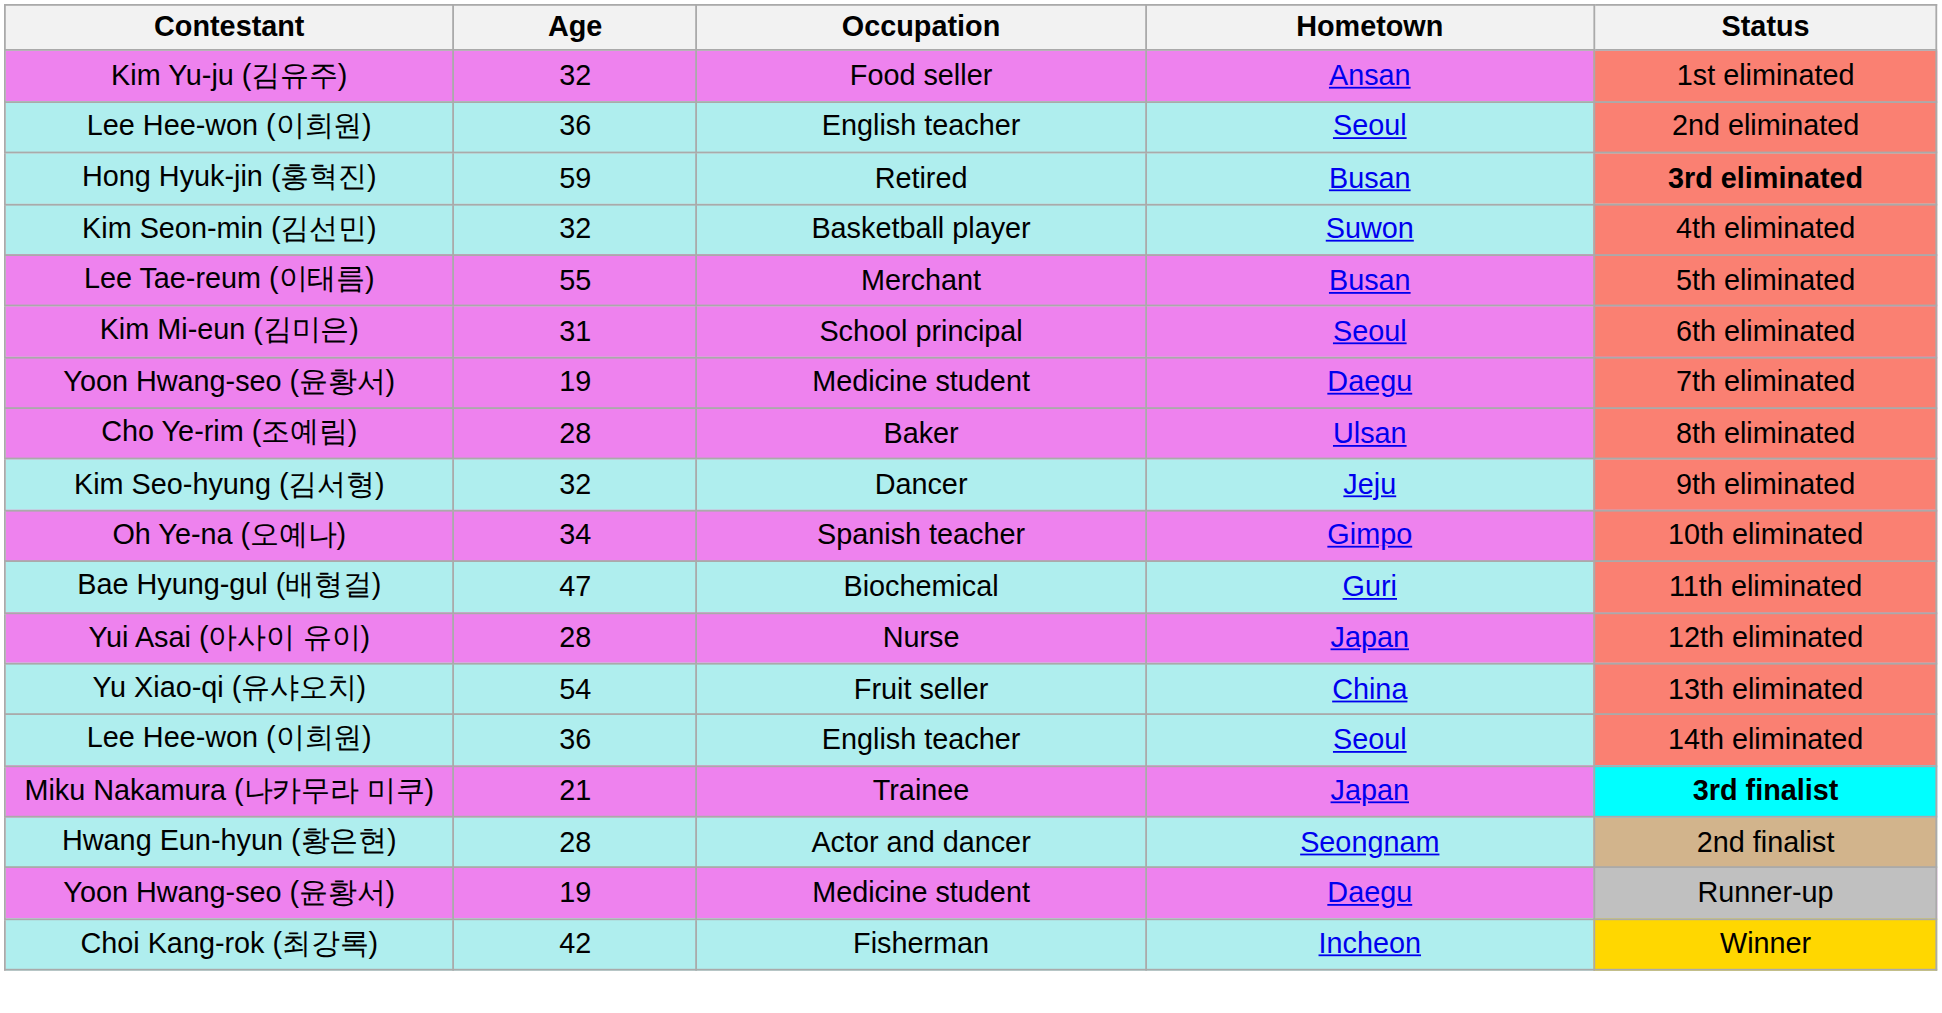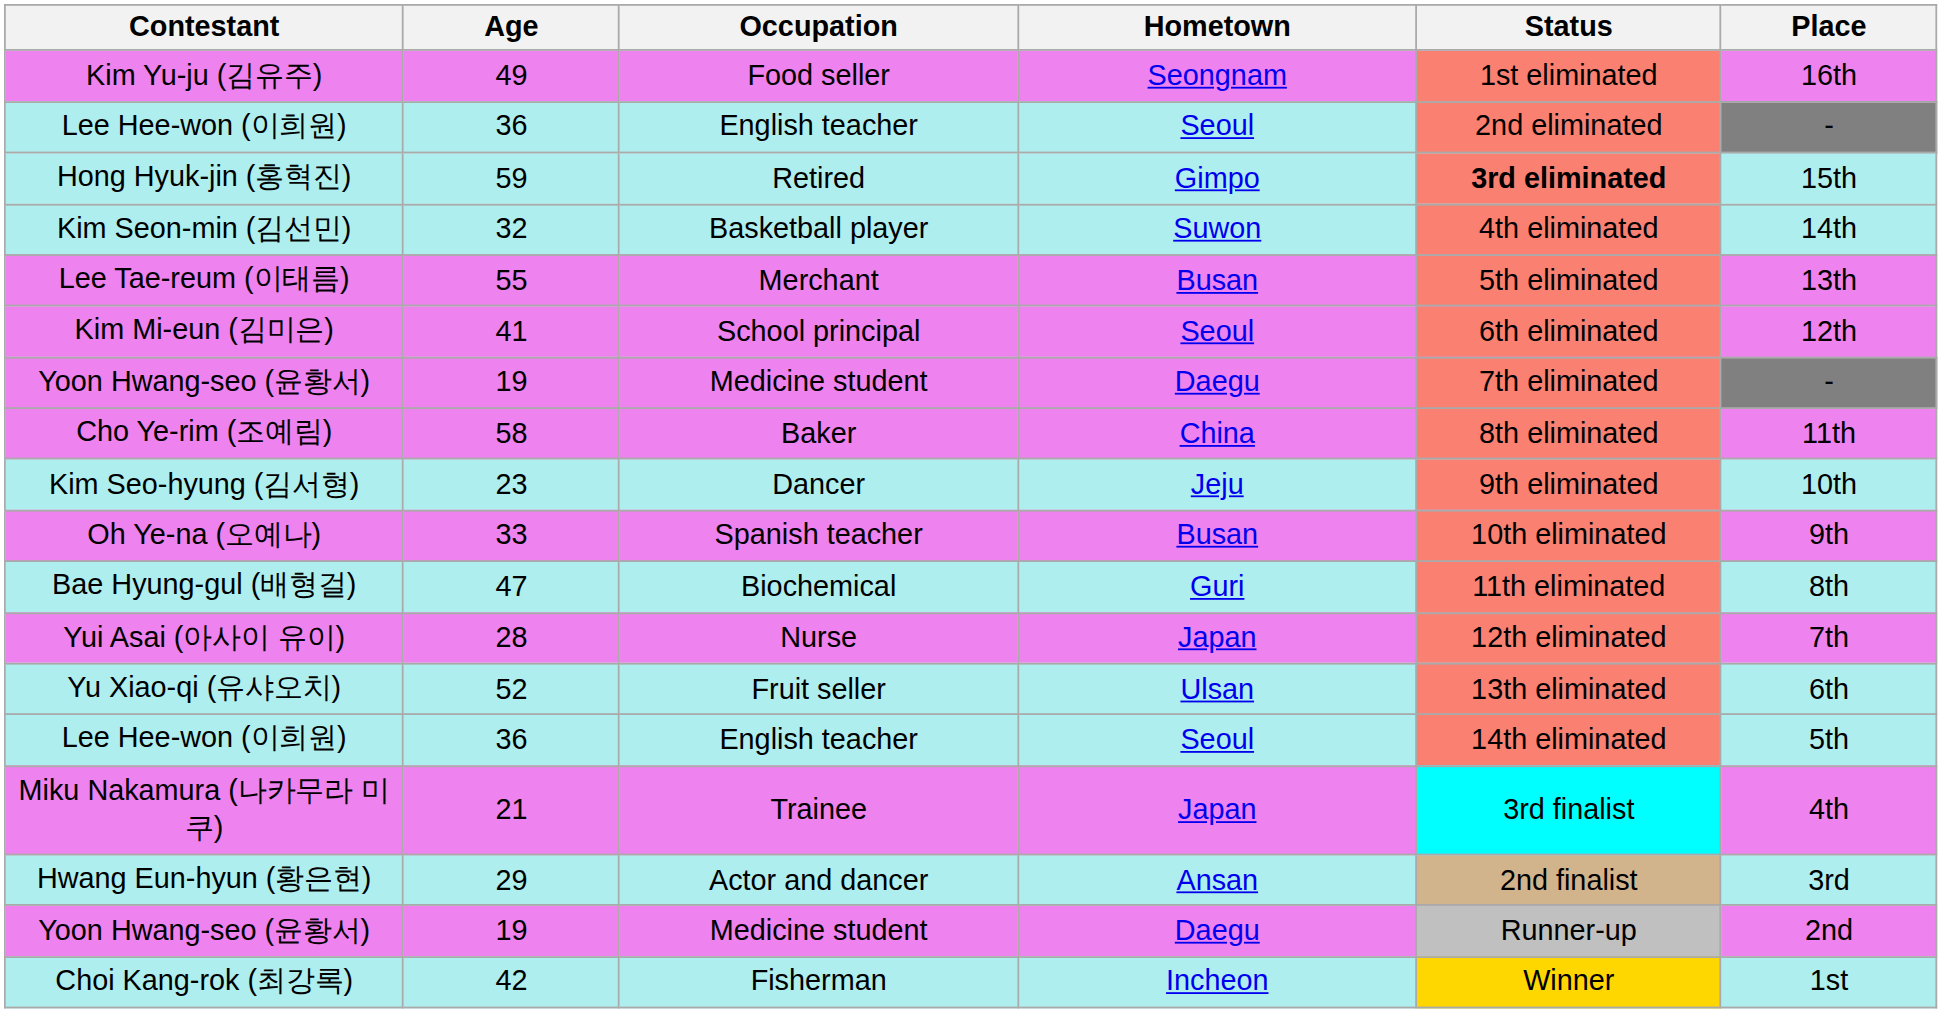+ column: (1829, 27)
(575, 75) 32 -> (511, 75) 49
(1370, 75) Ansan -> (1217, 75) Seongnam
(1370, 177) Busan -> (1217, 177) Gimpo
(575, 331) 31 -> (511, 331) 41
(575, 433) 28 -> (511, 433) 58
(1370, 433) Ulsan -> (1217, 433) China
(575, 484) 32 -> (511, 484) 23
(575, 535) 34 -> (511, 535) 33
(1370, 535) Gimpo -> (1217, 535) Busan
(575, 688) 54 -> (511, 688) 52
(1370, 688) China -> (1217, 688) Ulsan
(1766, 790) bold -> (1569, 809) normal
(575, 841) 28 -> (511, 879) 29
(1370, 841) Seongnam -> (1217, 879) Ansan
